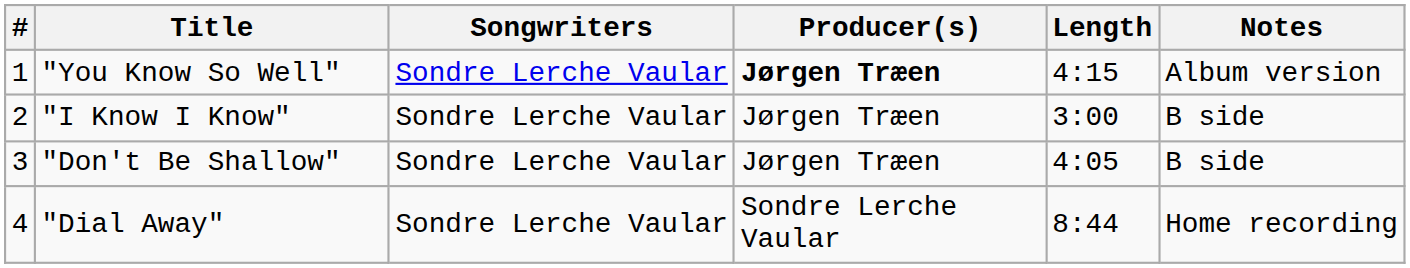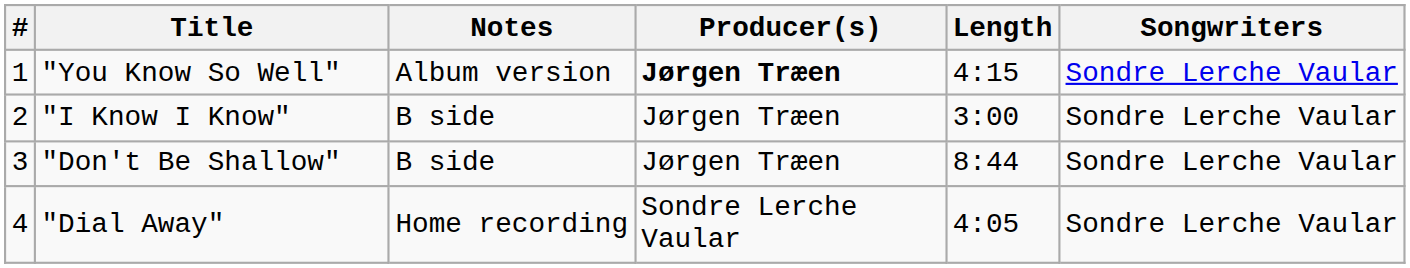columns swapped: (562, 28) <-> (1282, 28)
(1086, 163) 4:05 -> (986, 163) 8:44
(1086, 224) 8:44 -> (986, 224) 4:05
